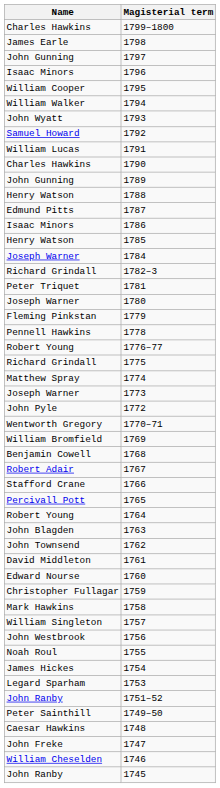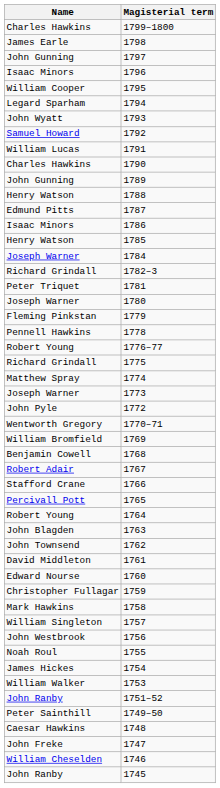(46, 104) William Walker -> (46, 104) Legard Sparham
(46, 683) Legard Sparham -> (46, 683) William Walker
